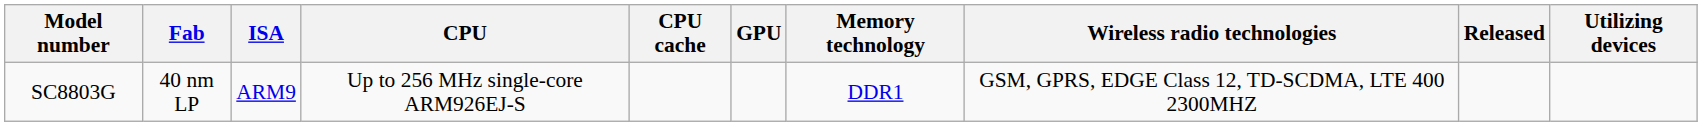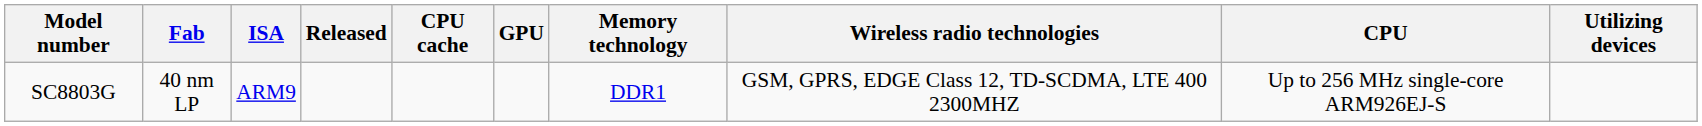columns swapped: (465, 33) <-> (1504, 33)
